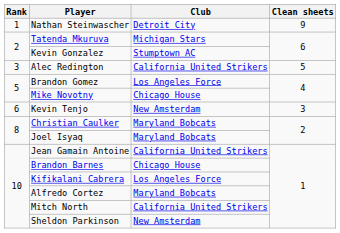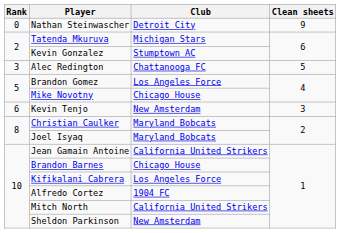(17, 25) 1 -> (17, 25) 0
(201, 67) California United Strikers -> (170, 67) Chattanooga FC
(175, 193) Maryland Bobcats -> (151, 193) 1904 FC
